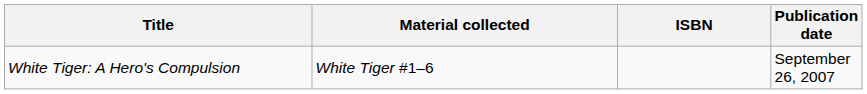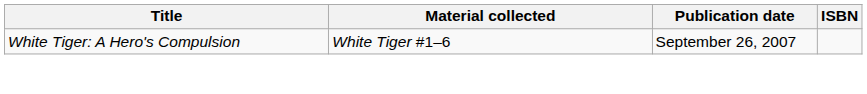columns swapped: (816, 25) <-> (694, 25)
